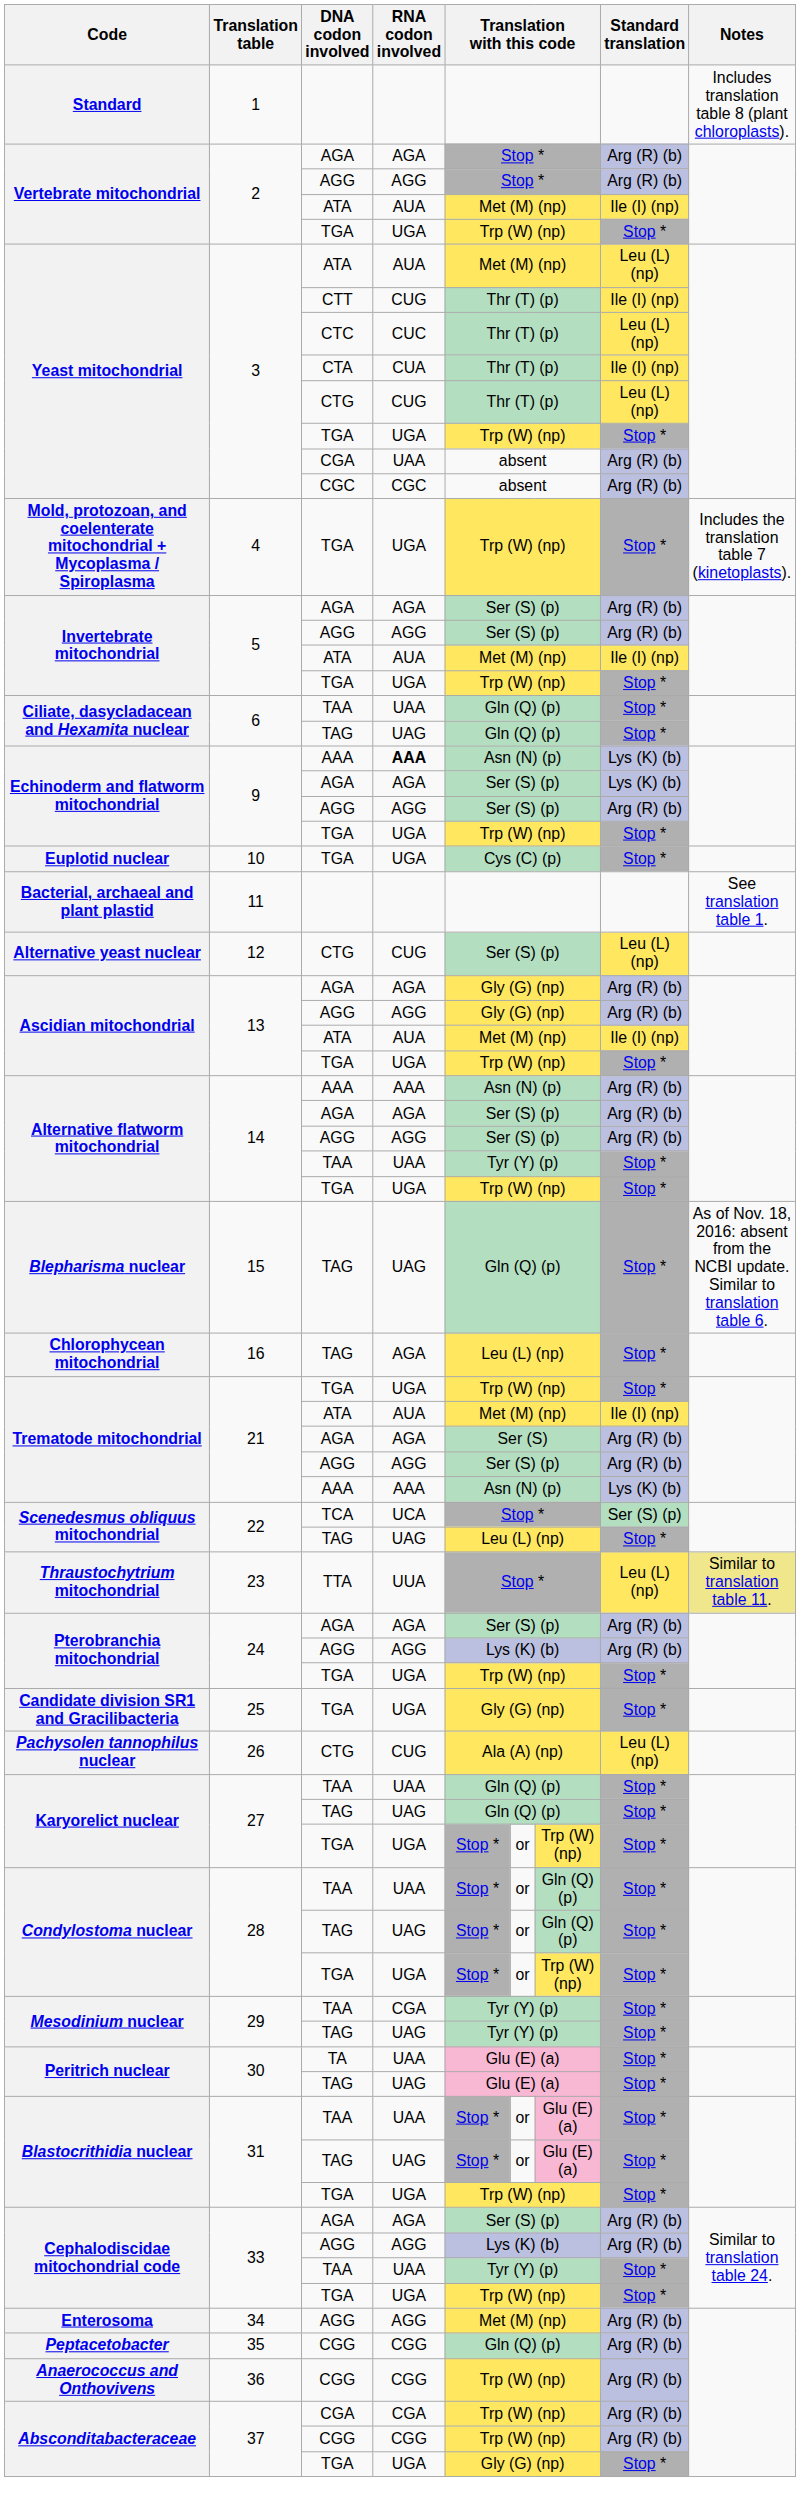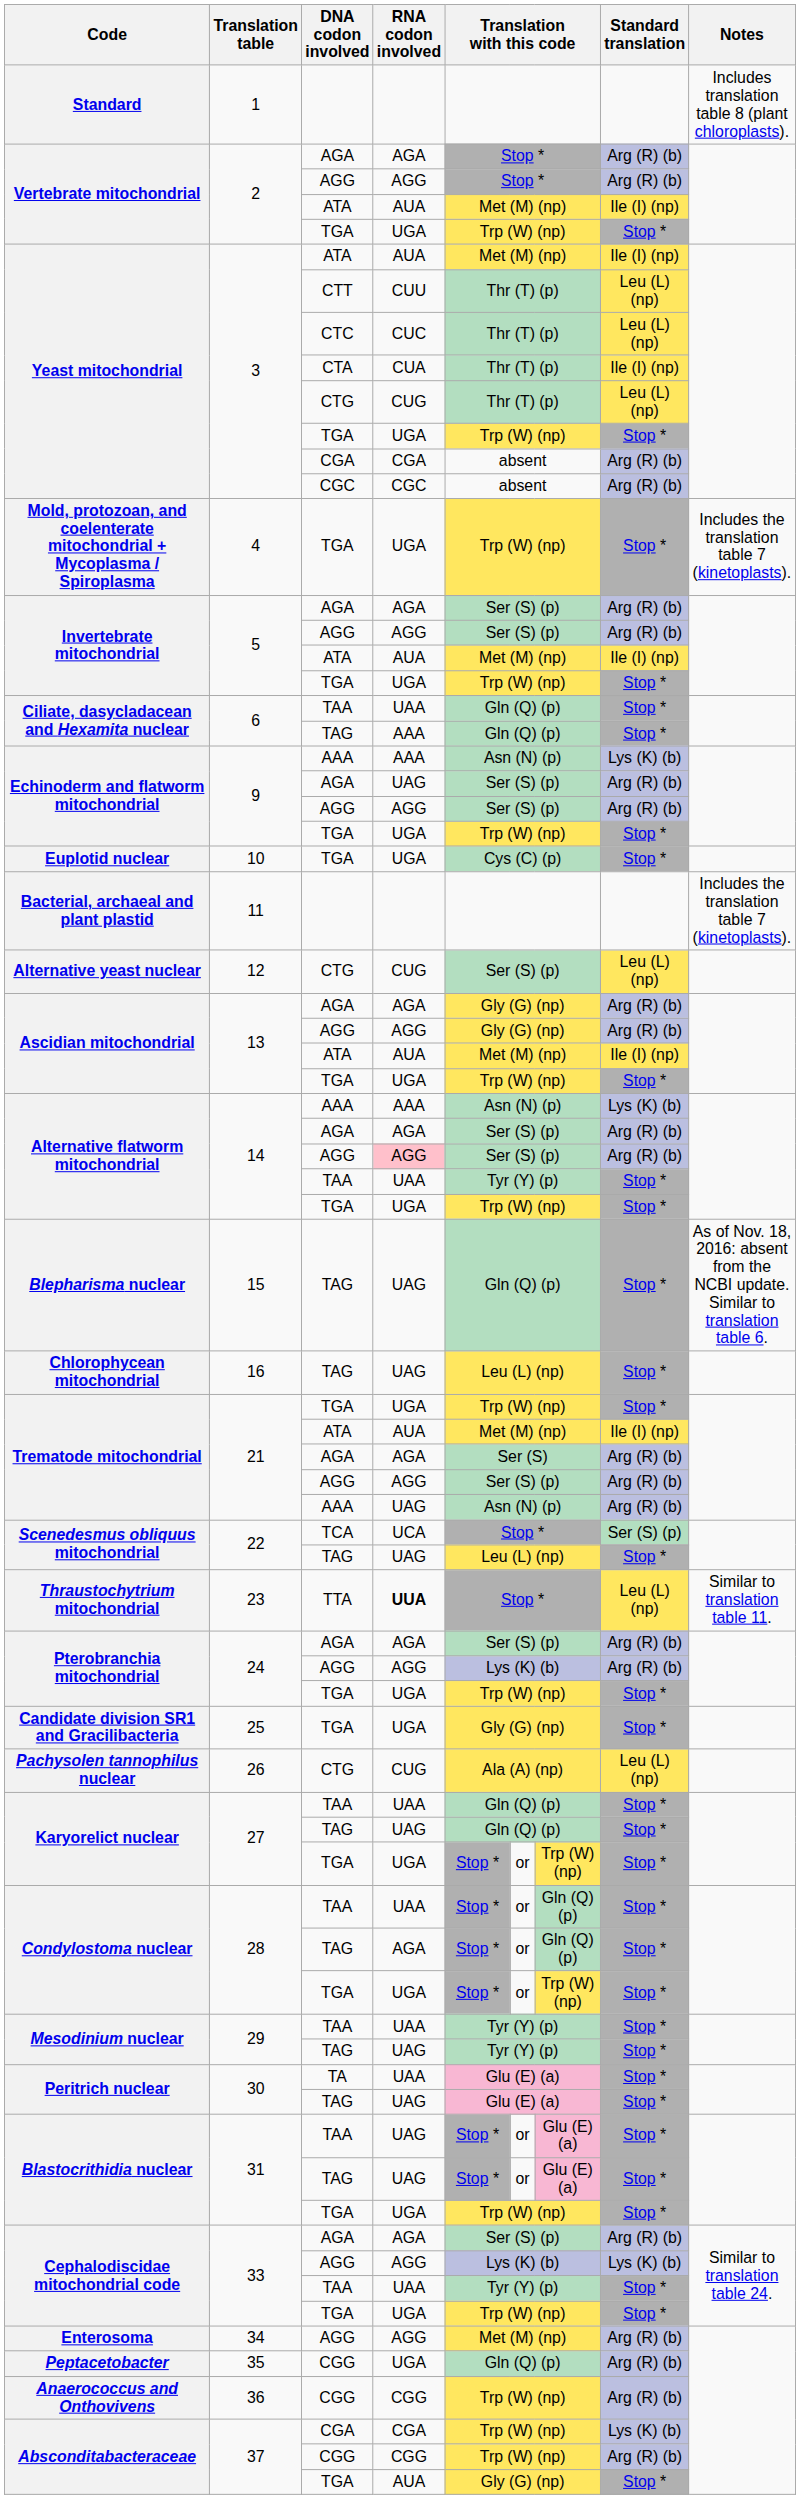(645, 265) Leu (L) (np) -> (645, 256) Ile (I) (np)
(409, 299) CUG -> (409, 290) CUU
(645, 299) Ile (I) (np) -> (645, 290) Leu (L) (np)
(409, 461) UAA -> (409, 461) CGA
(409, 733) UAG -> (409, 733) AAA
(409, 758) bold -> (409, 758) normal
(409, 783) AGA -> (409, 783) UAG
(645, 783) Lys (K) (b) -> (645, 783) Arg (R) (b)
(742, 901) See translation table 1. -> (742, 910) Includes the translation table 7 (kinetoplasts).
(645, 1088) Arg (R) (b) -> (645, 1106) Lys (K) (b)
(409, 1138) no background -> (409, 1156) pink background
(409, 1354) AGA -> (409, 1372) UAG
(409, 1489) AAA -> (409, 1507) UAG
(645, 1489) Lys (K) (b) -> (645, 1507) Arg (R) (b)
(409, 1582) normal -> (409, 1600) bold
(742, 1582) khaki background -> (742, 1600) no background
(409, 1931) UAG -> (409, 1949) AGA
(409, 2008) CGA -> (409, 2026) UAA
(409, 2118) UAA -> (409, 2135) UAG
(645, 2245) Arg (R) (b) -> (645, 2263) Lys (K) (b)
(409, 2345) CGG -> (409, 2363) UGA
(645, 2413) Arg (R) (b) -> (645, 2431) Lys (K) (b)
(409, 2464) UGA -> (409, 2481) AUA
